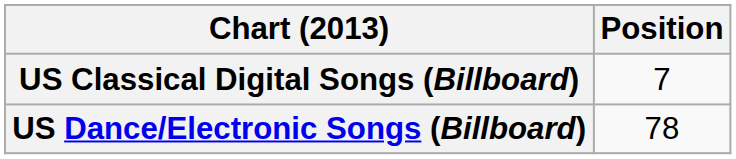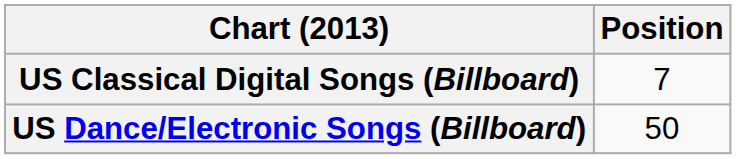(662, 128) 78 -> (662, 128) 50
